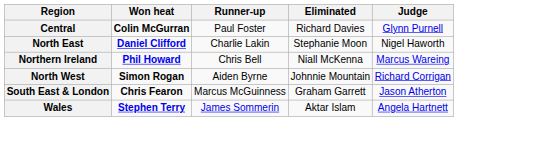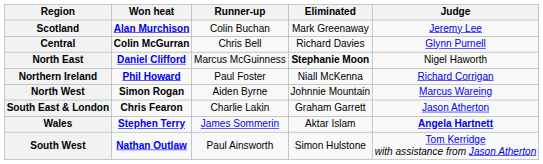+ row: (58, 28)
(240, 28) Paul Foster -> (240, 44) Chris Bell
(240, 44) Charlie Lakin -> (240, 60) Marcus McGuinness
(330, 44) normal -> (330, 60) bold
(240, 60) Chris Bell -> (240, 76) Paul Foster
(413, 60) Marcus Wareing -> (456, 76) Richard Corrigan
(413, 76) Richard Corrigan -> (456, 92) Marcus Wareing
(240, 92) Marcus McGuinness -> (240, 108) Charlie Lakin
(413, 108) normal -> (456, 124) bold
+ row: (58, 146)
